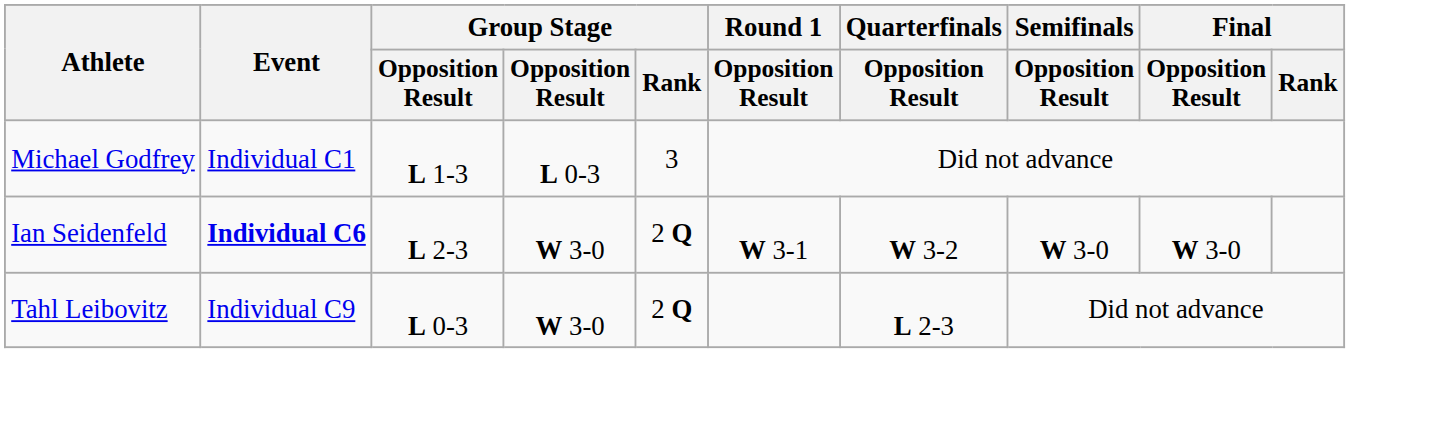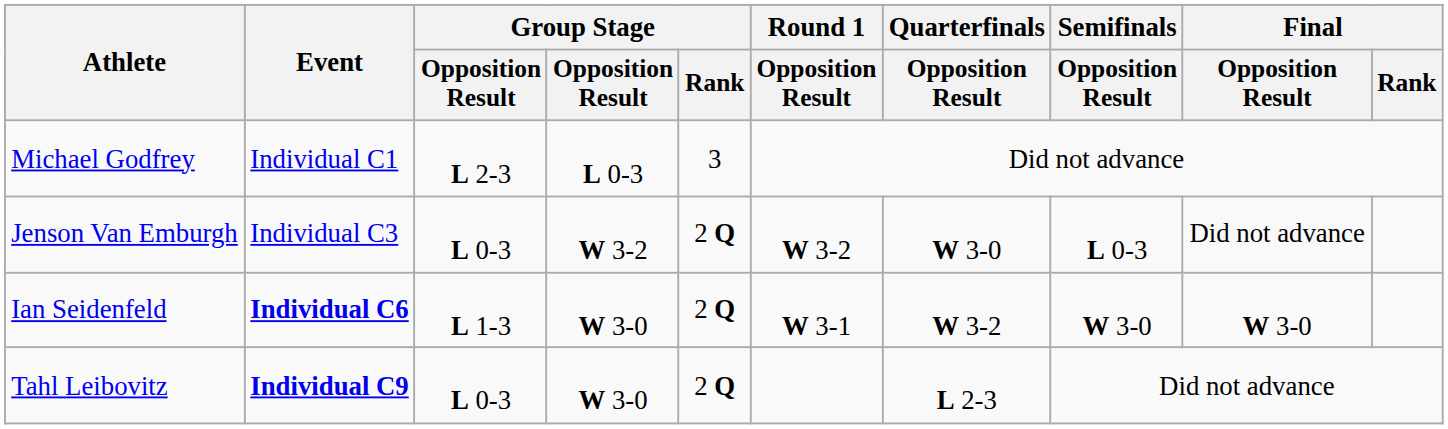(438, 174) L 1-3 -> (481, 174) L 2-3
+ row: (124, 234)
(438, 250) L 2-3 -> (481, 325) L 1-3
(281, 310) normal -> (330, 385) bold
